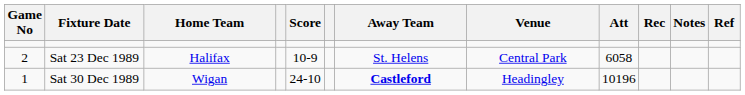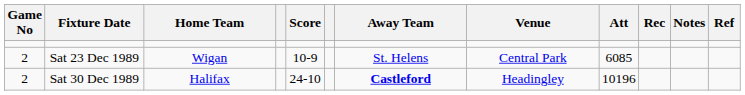(210, 57) Halifax -> (210, 57) Wigan
(619, 57) 6058 -> (619, 57) 6085
(25, 79) 1 -> (25, 79) 2
(210, 79) Wigan -> (210, 79) Halifax
